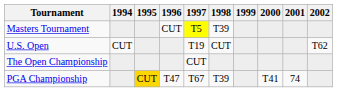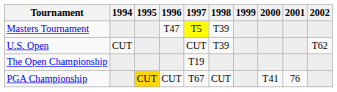(172, 29) CUT -> (172, 29) T47
(196, 46) T19 -> (196, 46) CUT
(221, 46) CUT -> (221, 46) T39
(196, 62) CUT -> (196, 62) T19
(172, 79) T47 -> (172, 79) CUT
(221, 79) T39 -> (221, 79) CUT
(295, 79) 74 -> (295, 79) 76
